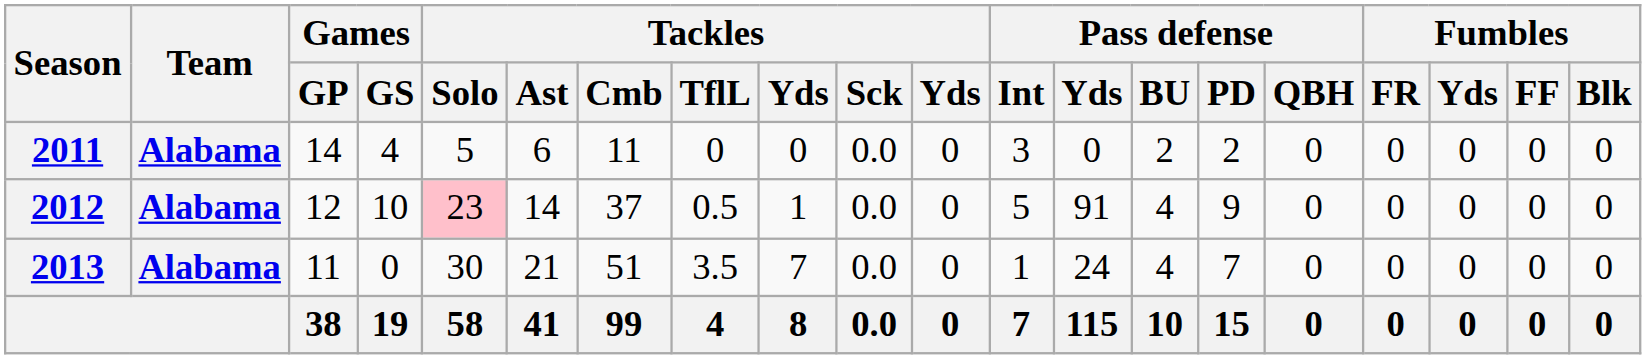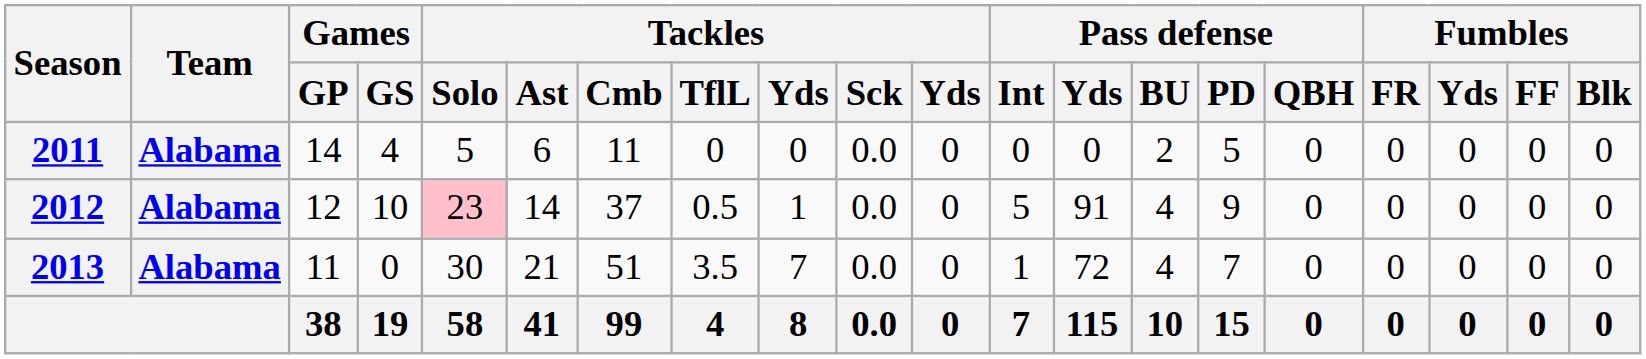(1021, 149) 3 -> (1021, 149) 0
(1232, 149) 2 -> (1232, 149) 5
(1092, 265) 24 -> (1092, 265) 72
